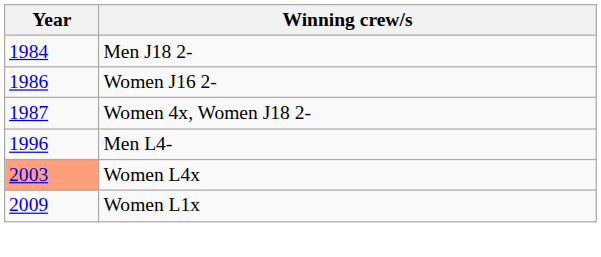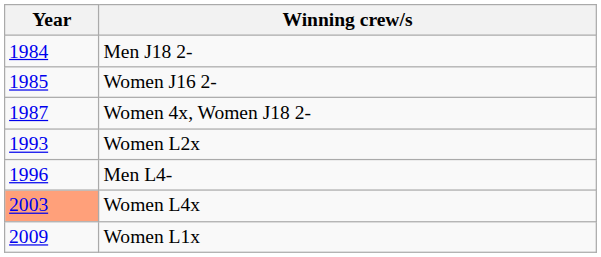(29, 81) 1986 -> (29, 81) 1985
+ row: (152, 143)
